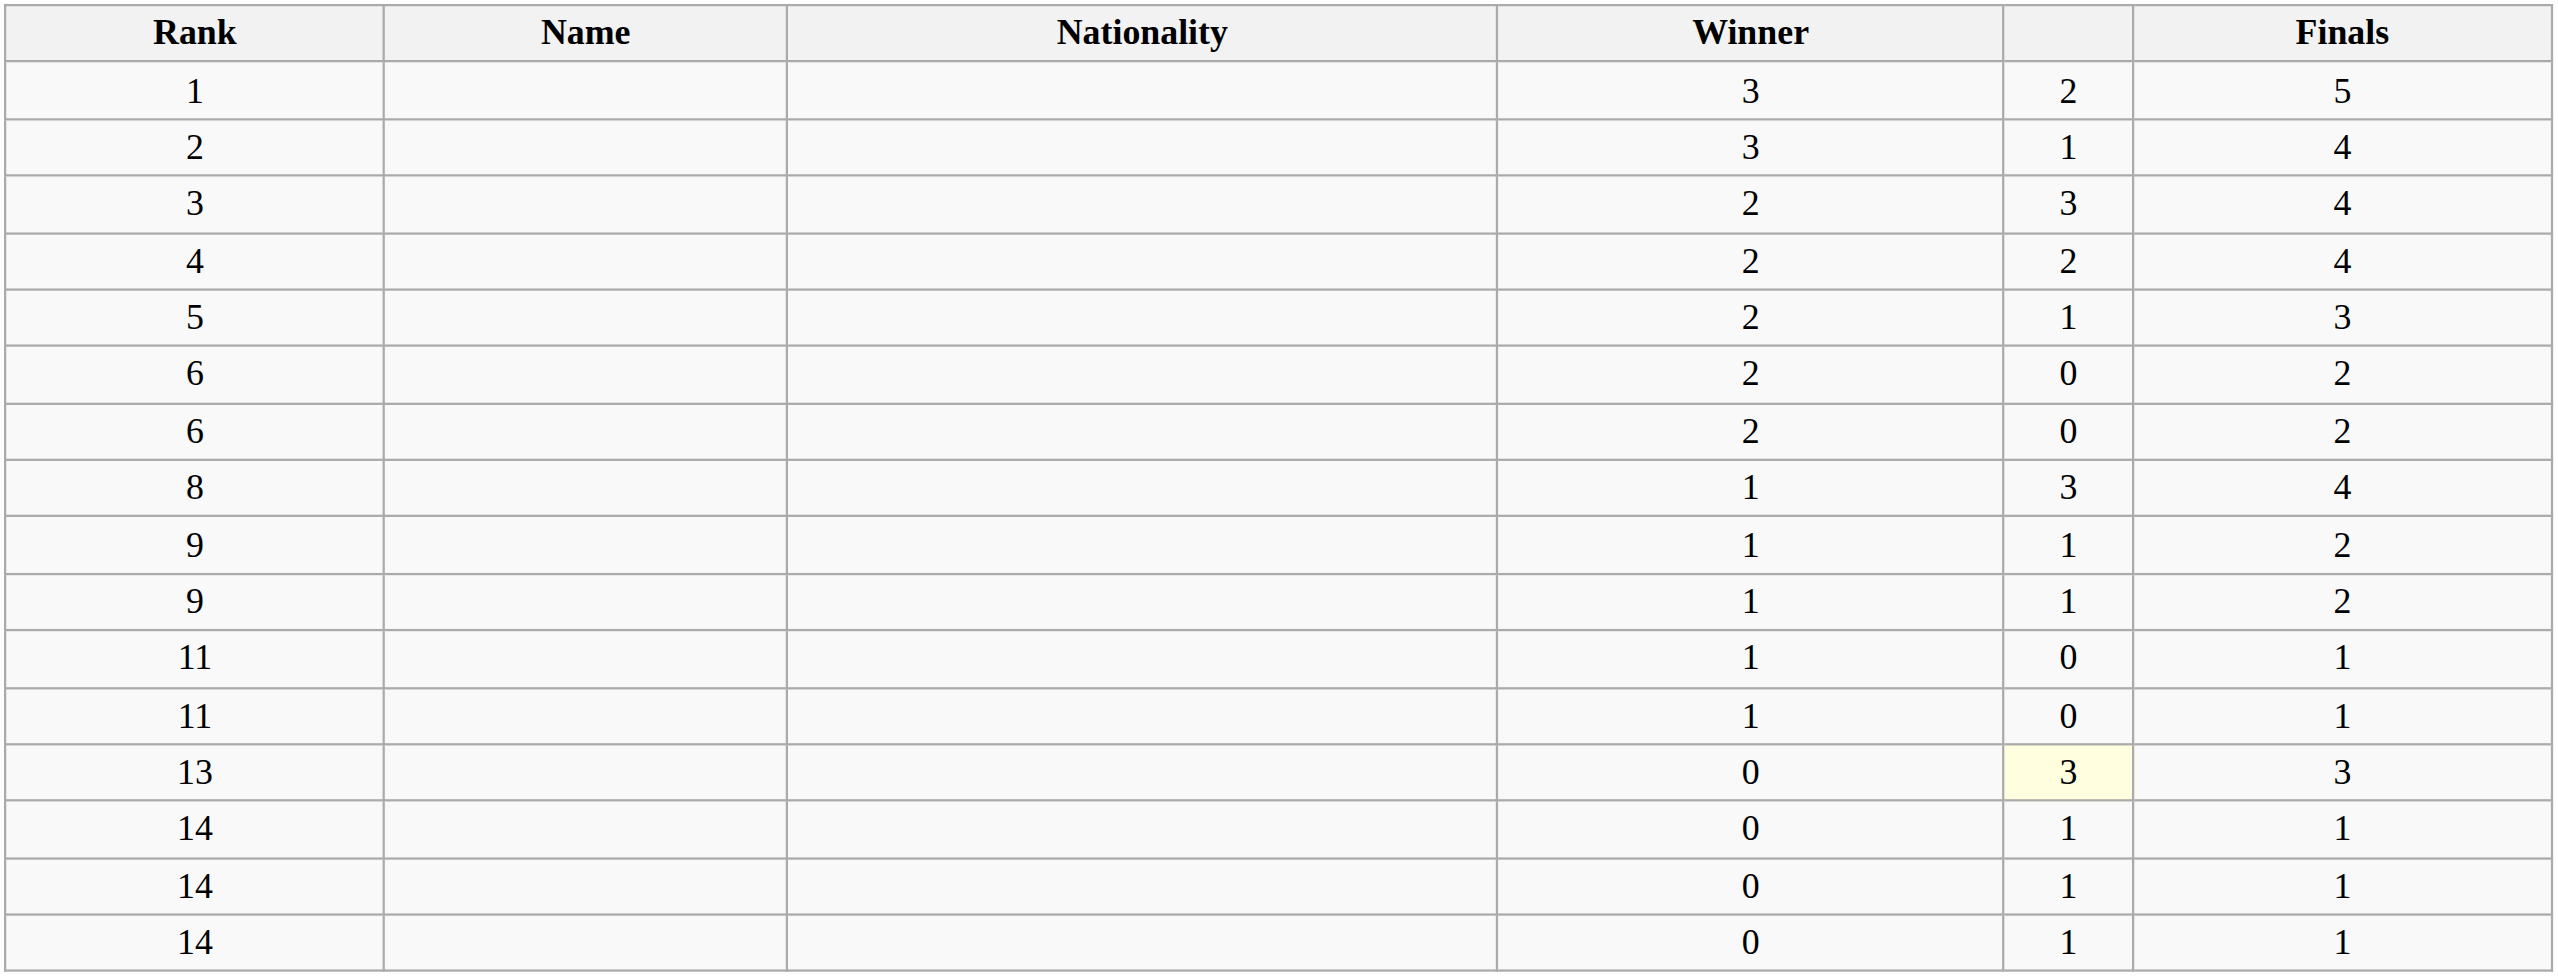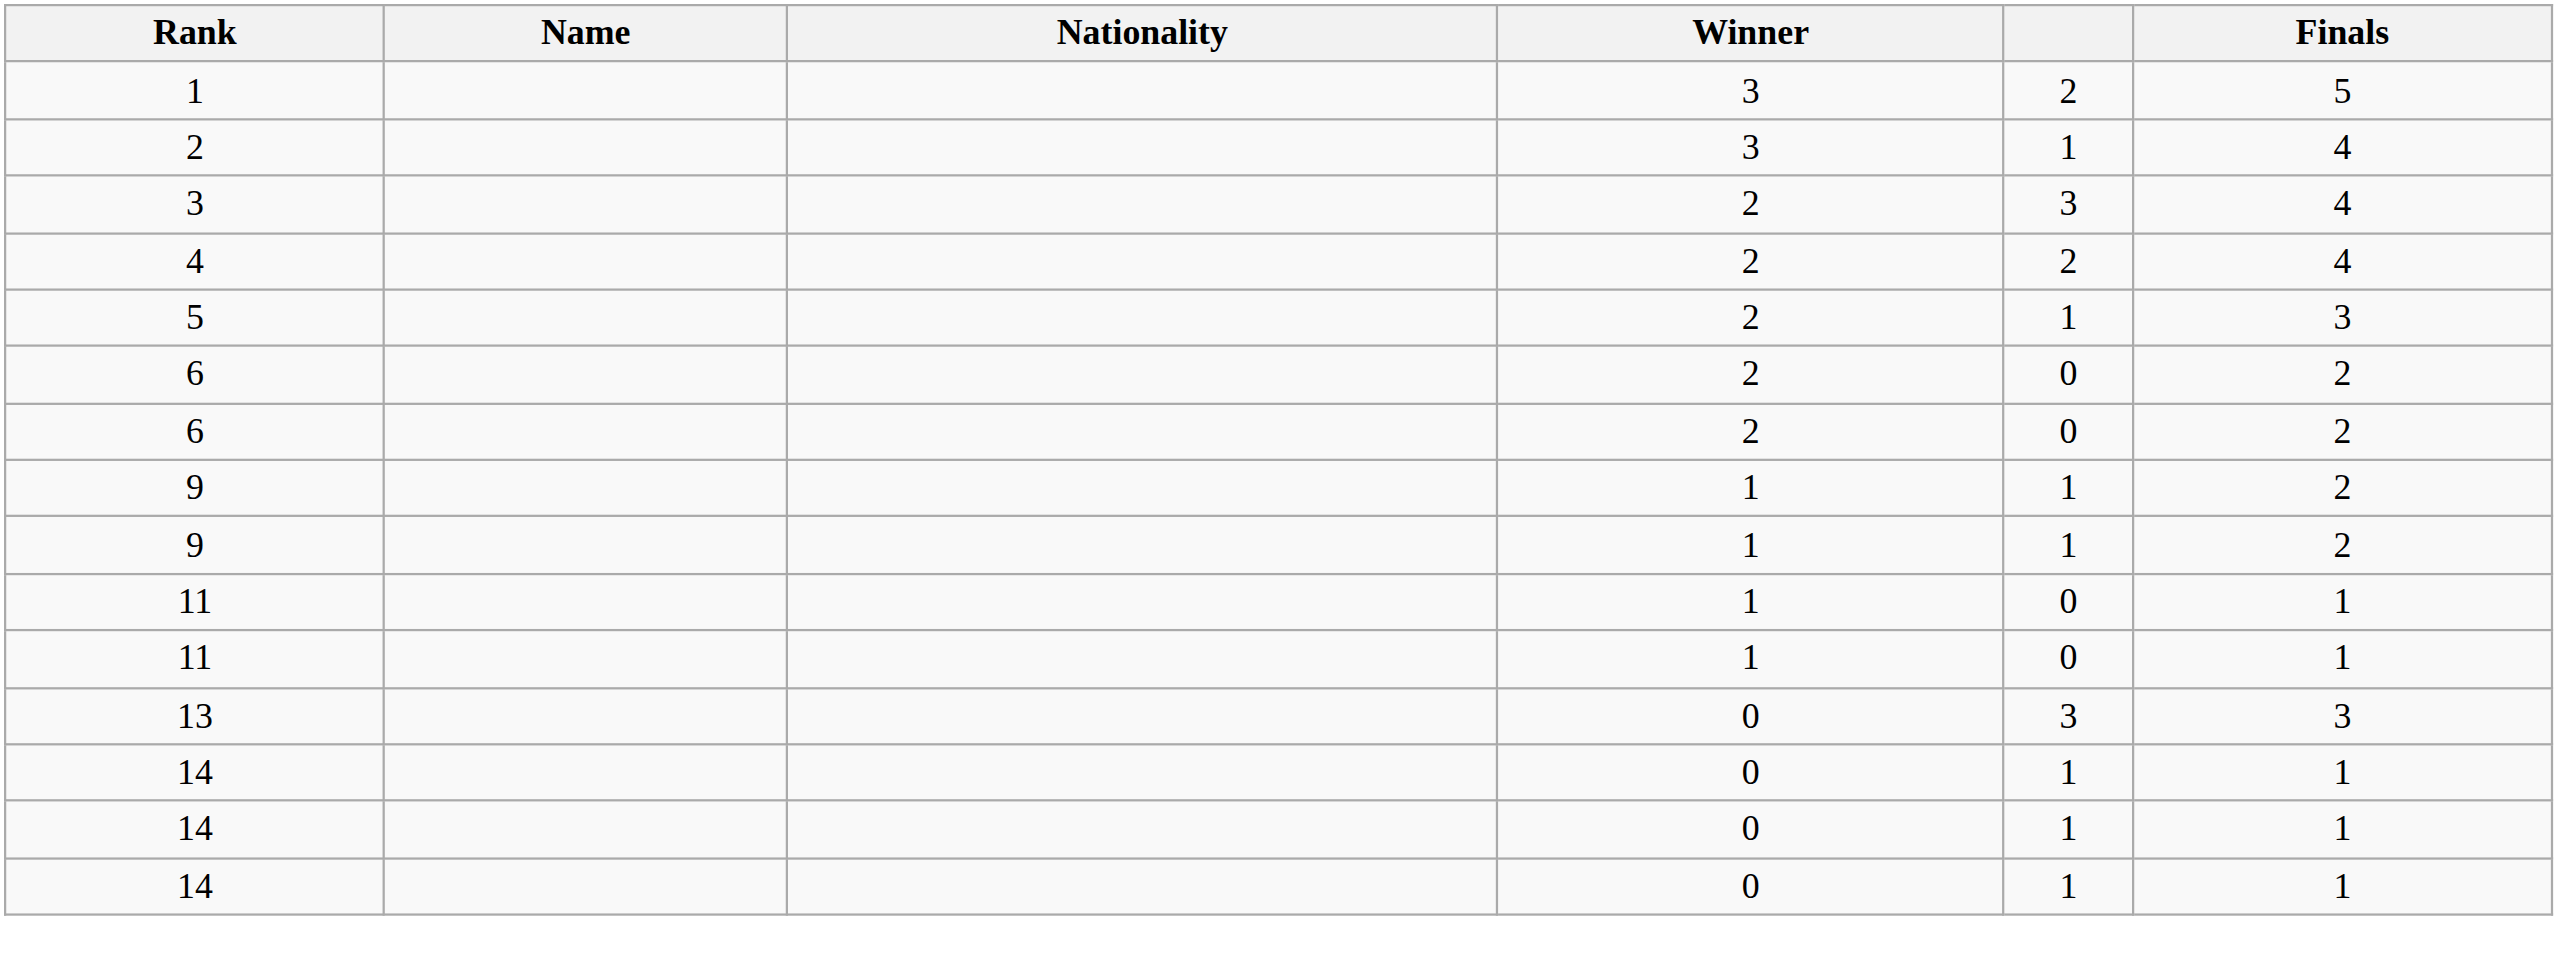- row: (195, 487)
(2068, 771) lightyellow background -> (2068, 714) no background
